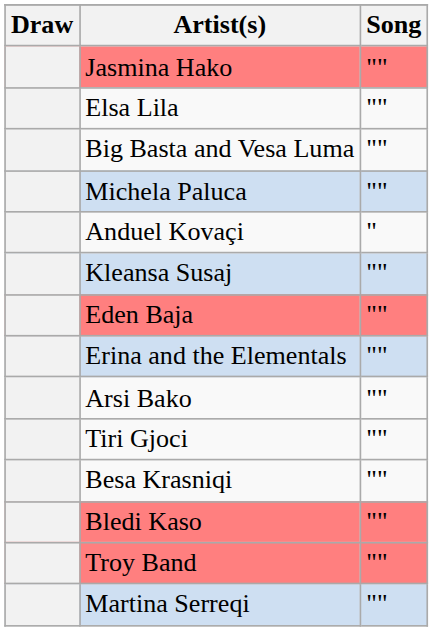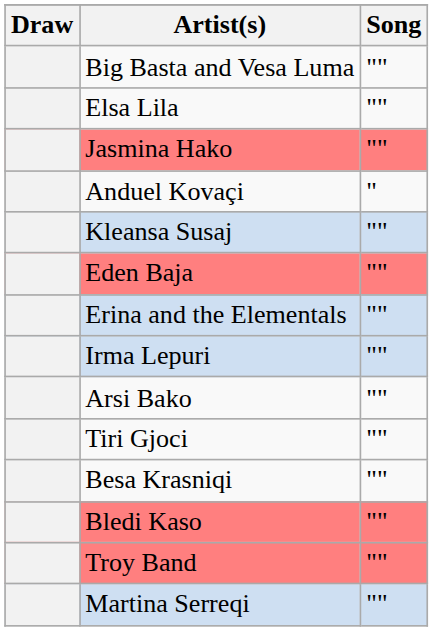rows swapped: (220, 149) <-> (159, 66)
- row: (166, 190)
+ row: (148, 356)
